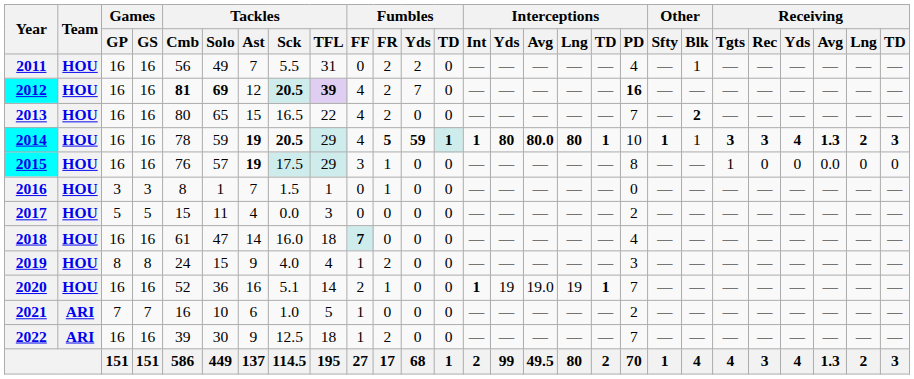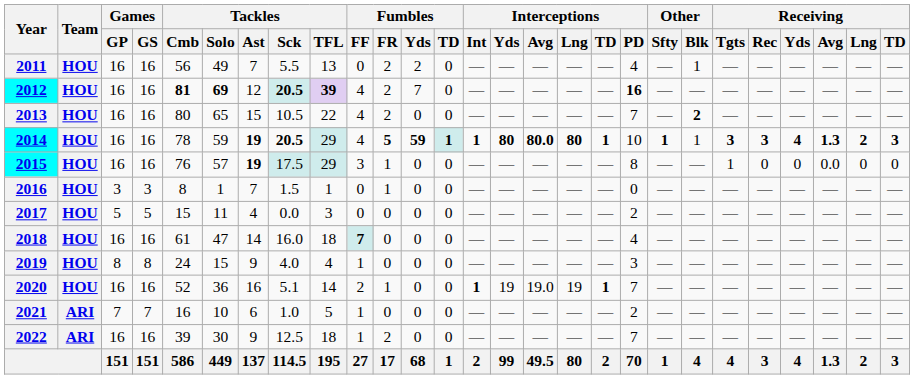(329, 66) 31 -> (329, 66) 13
(289, 115) 16.5 -> (289, 115) 10.5
(387, 262) 2 -> (387, 262) 0
